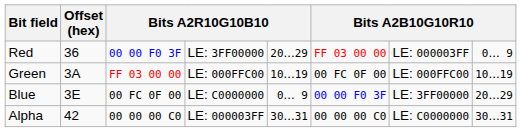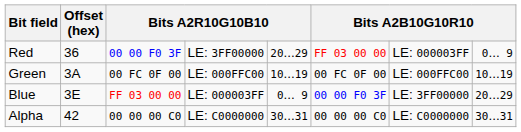(145, 74) FF 03 00 00 -> (145, 74) 00 FC 0F 00
(145, 95) 00 FC 0F 00 -> (145, 95) FF 03 00 00
(226, 94) LE: C0000000 -> (226, 94) LE: 000003FF
(226, 115) LE: 000003FF -> (226, 115) LE: C0000000
